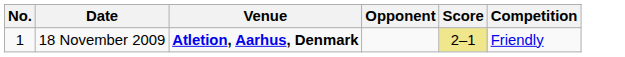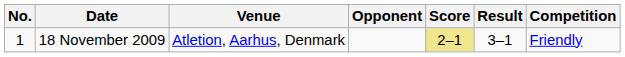+ column: (500, 16)
(265, 39) bold -> (259, 39) normal
